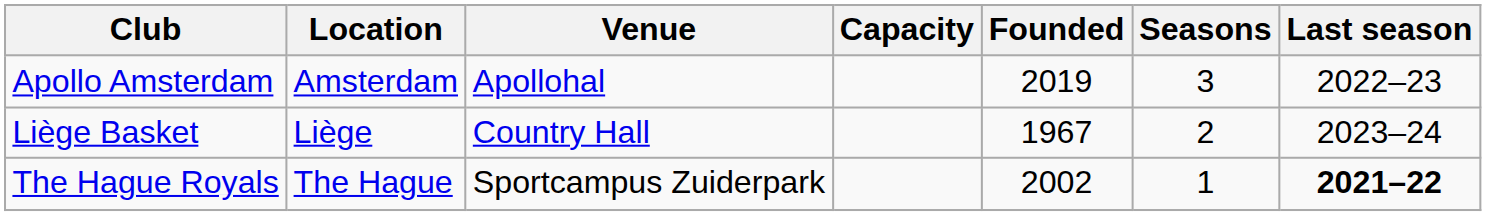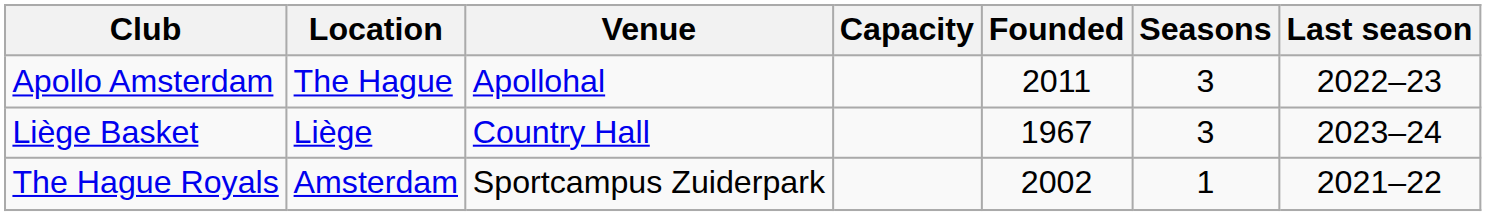(376, 81) Amsterdam -> (373, 81) The Hague
(1057, 81) 2019 -> (1057, 81) 2011
(1205, 132) 2 -> (1205, 132) 3
(373, 183) The Hague -> (376, 183) Amsterdam
(1379, 183) bold -> (1379, 183) normal
